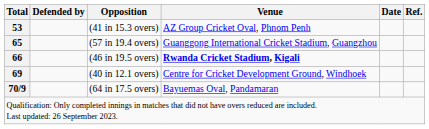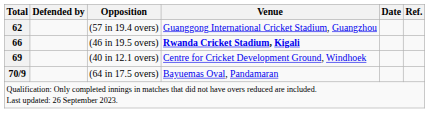- row: (124, 27)
(17, 43) 65 -> (17, 27) 62
